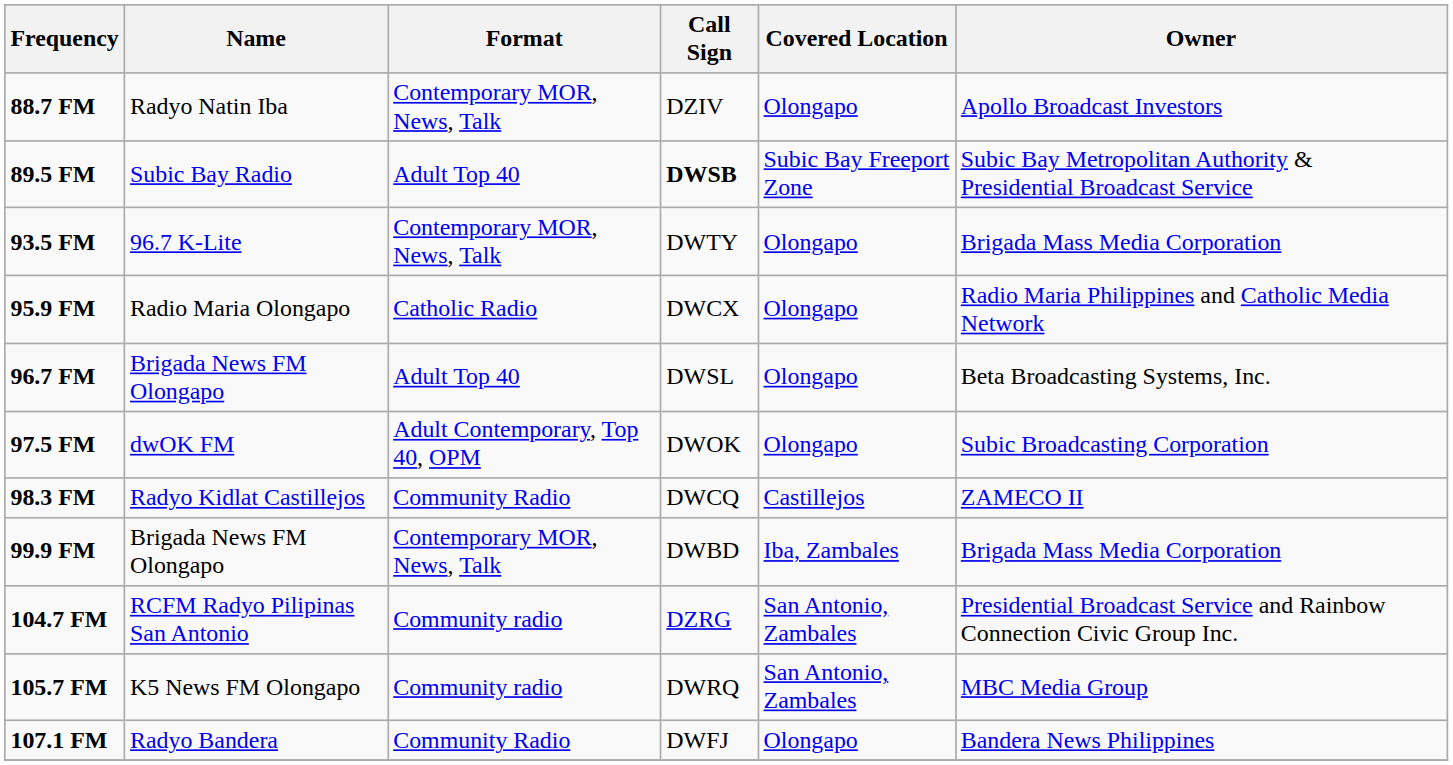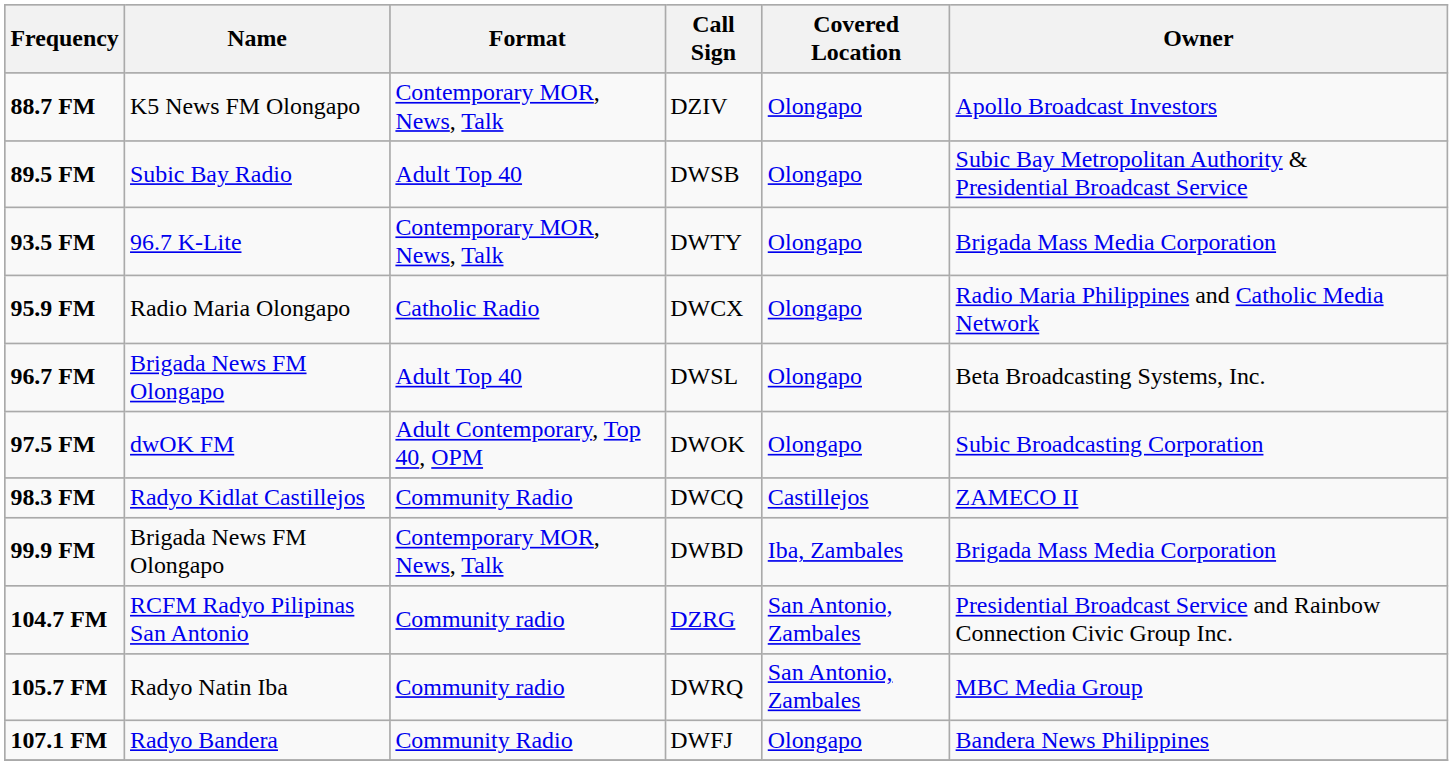(209, 106) Radyo Natin Iba -> (245, 106) K5 News FM Olongapo
(702, 174) bold -> (705, 174) normal
(856, 174) Subic Bay Freeport Zone -> (815, 174) Olongapo
(245, 686) K5 News FM Olongapo -> (209, 686) Radyo Natin Iba
